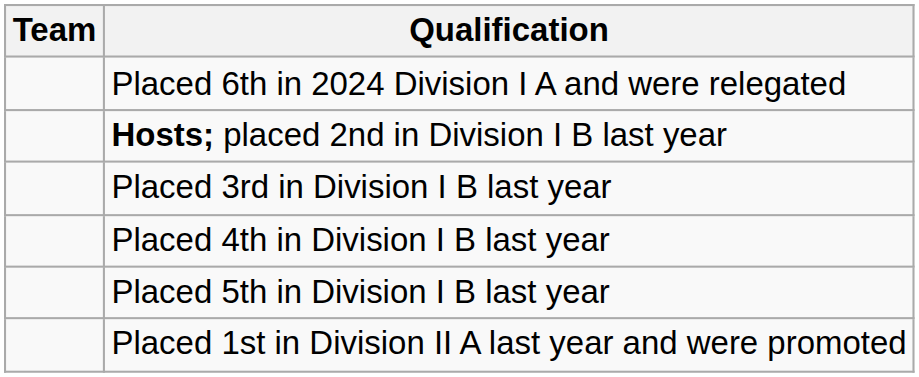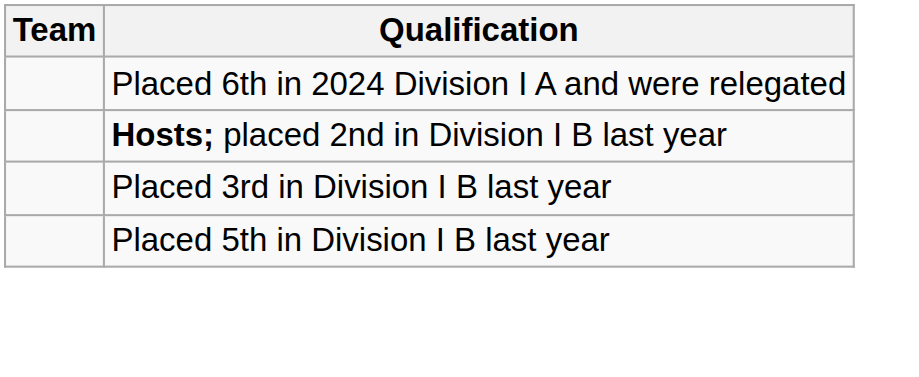- row: (361, 239)
- row: (509, 344)
